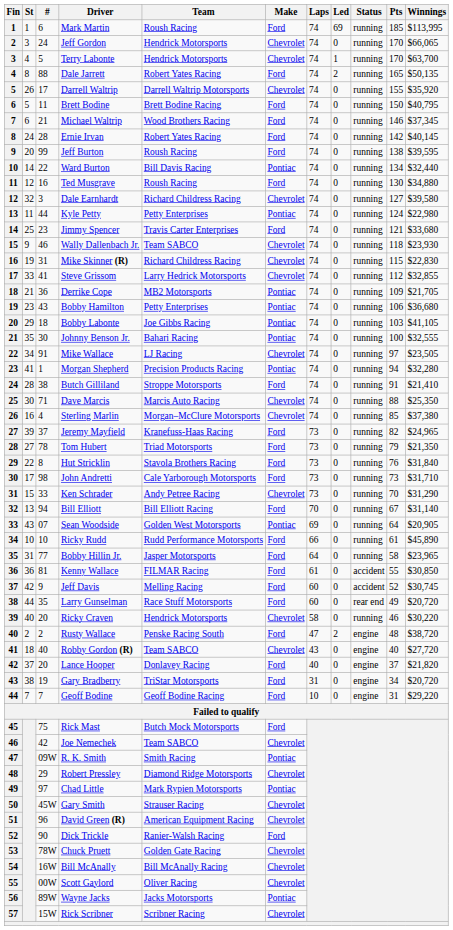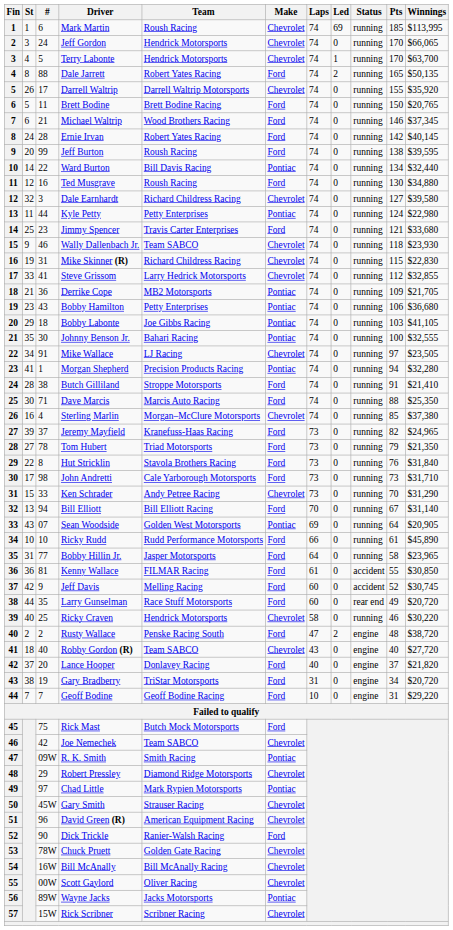(276, 27) Ford -> (286, 27) Chevrolet
(423, 105) $40,795 -> (423, 105) $20,765
(286, 400) Chevrolet -> (276, 400) Ford
(43, 618) 20 -> (43, 618) 25
